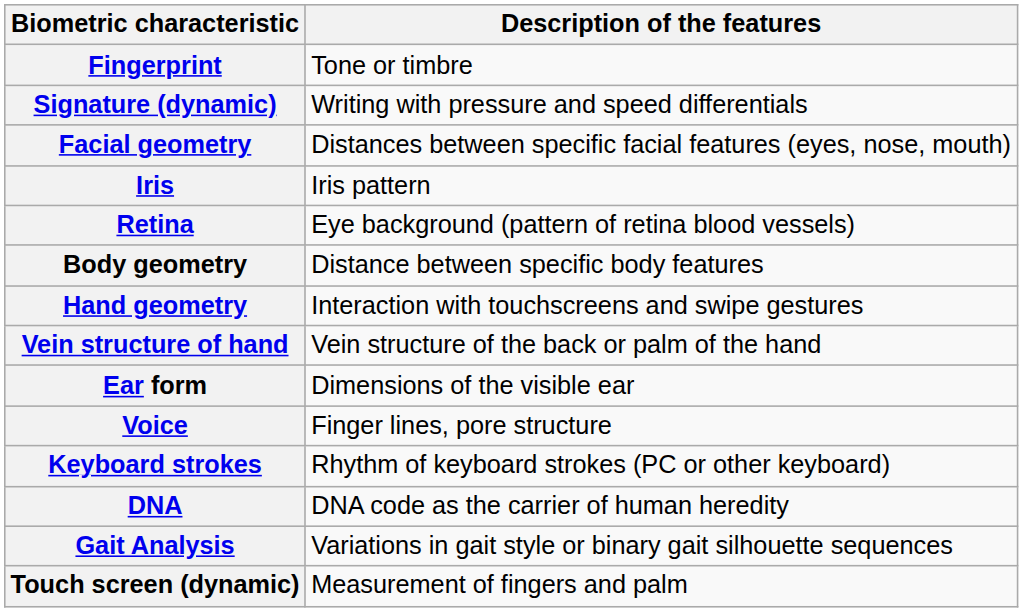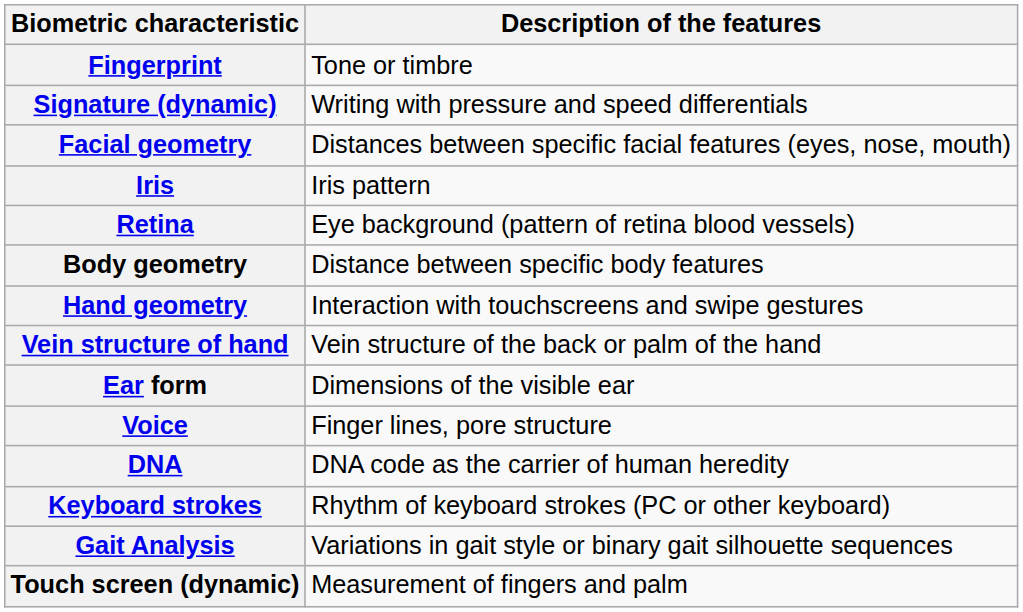rows swapped: (155, 505) <-> (155, 465)
